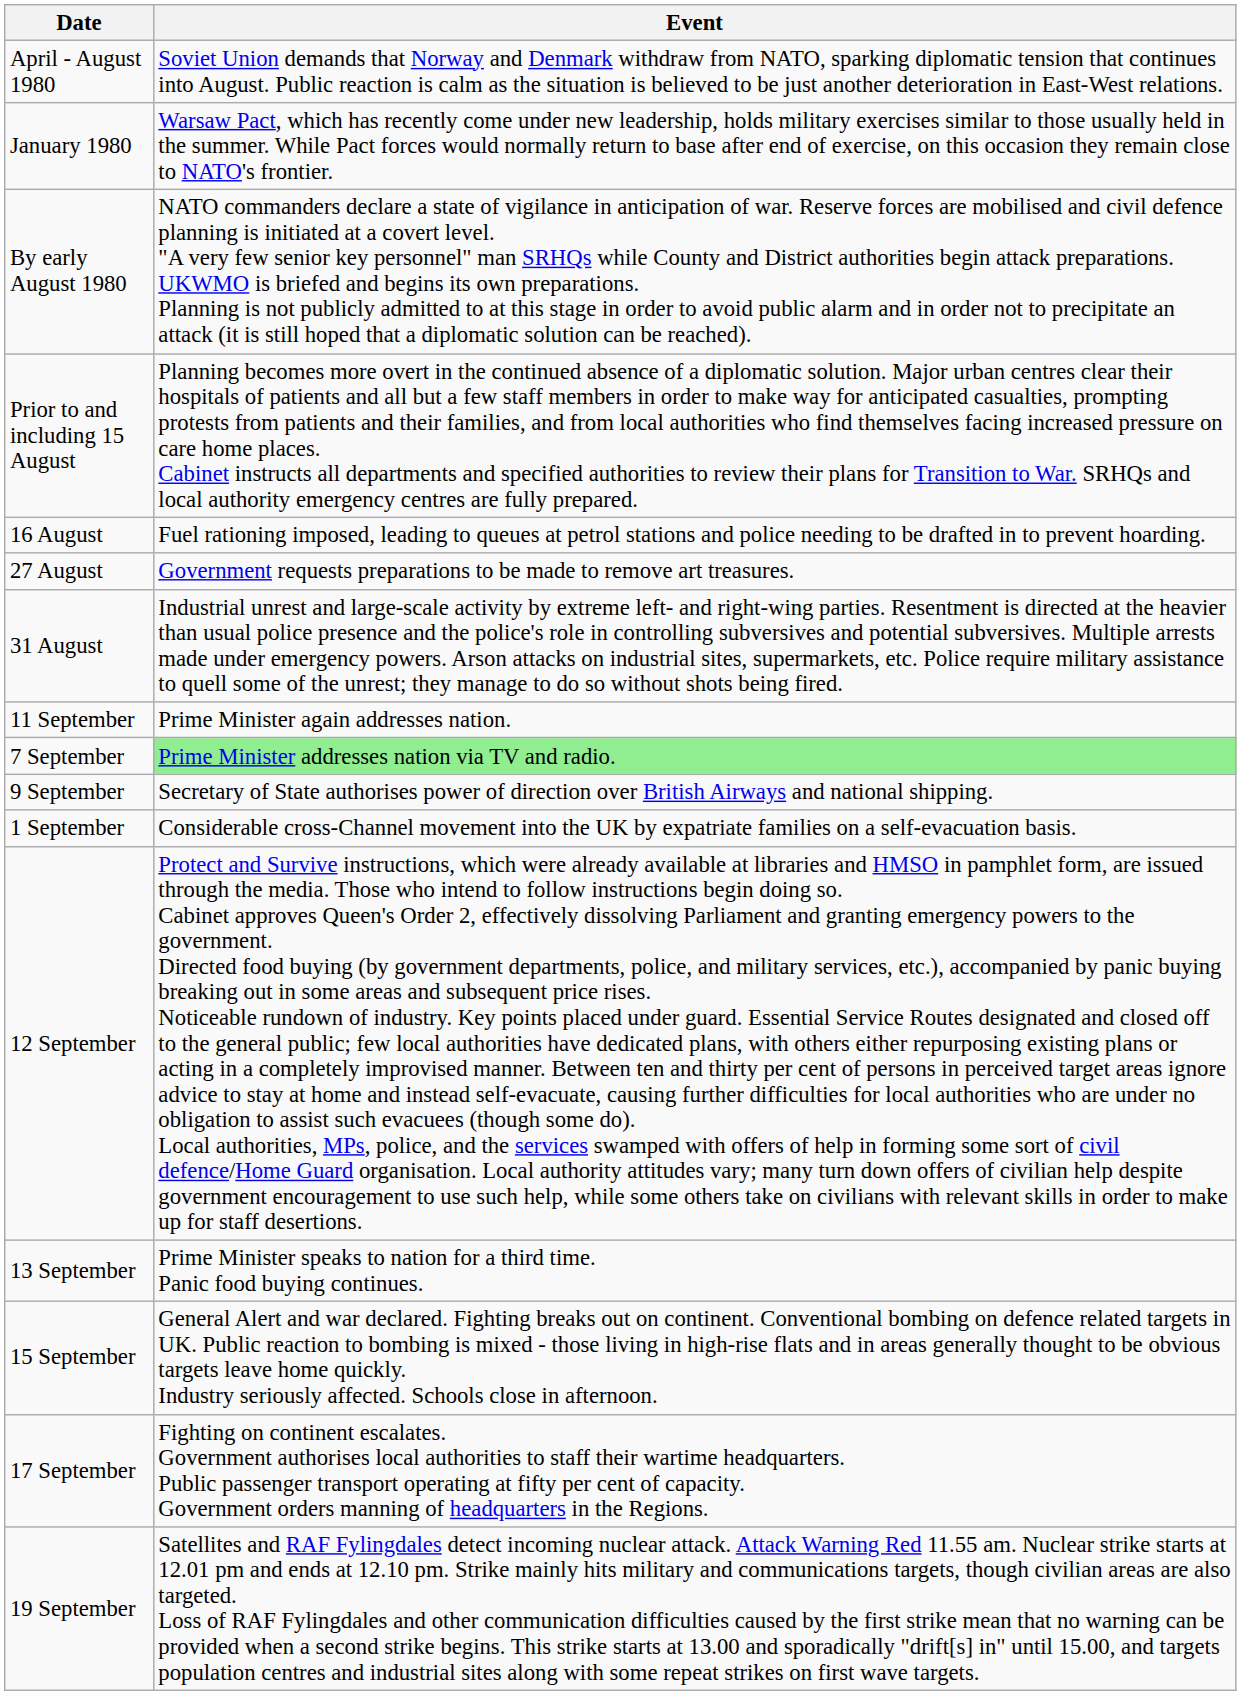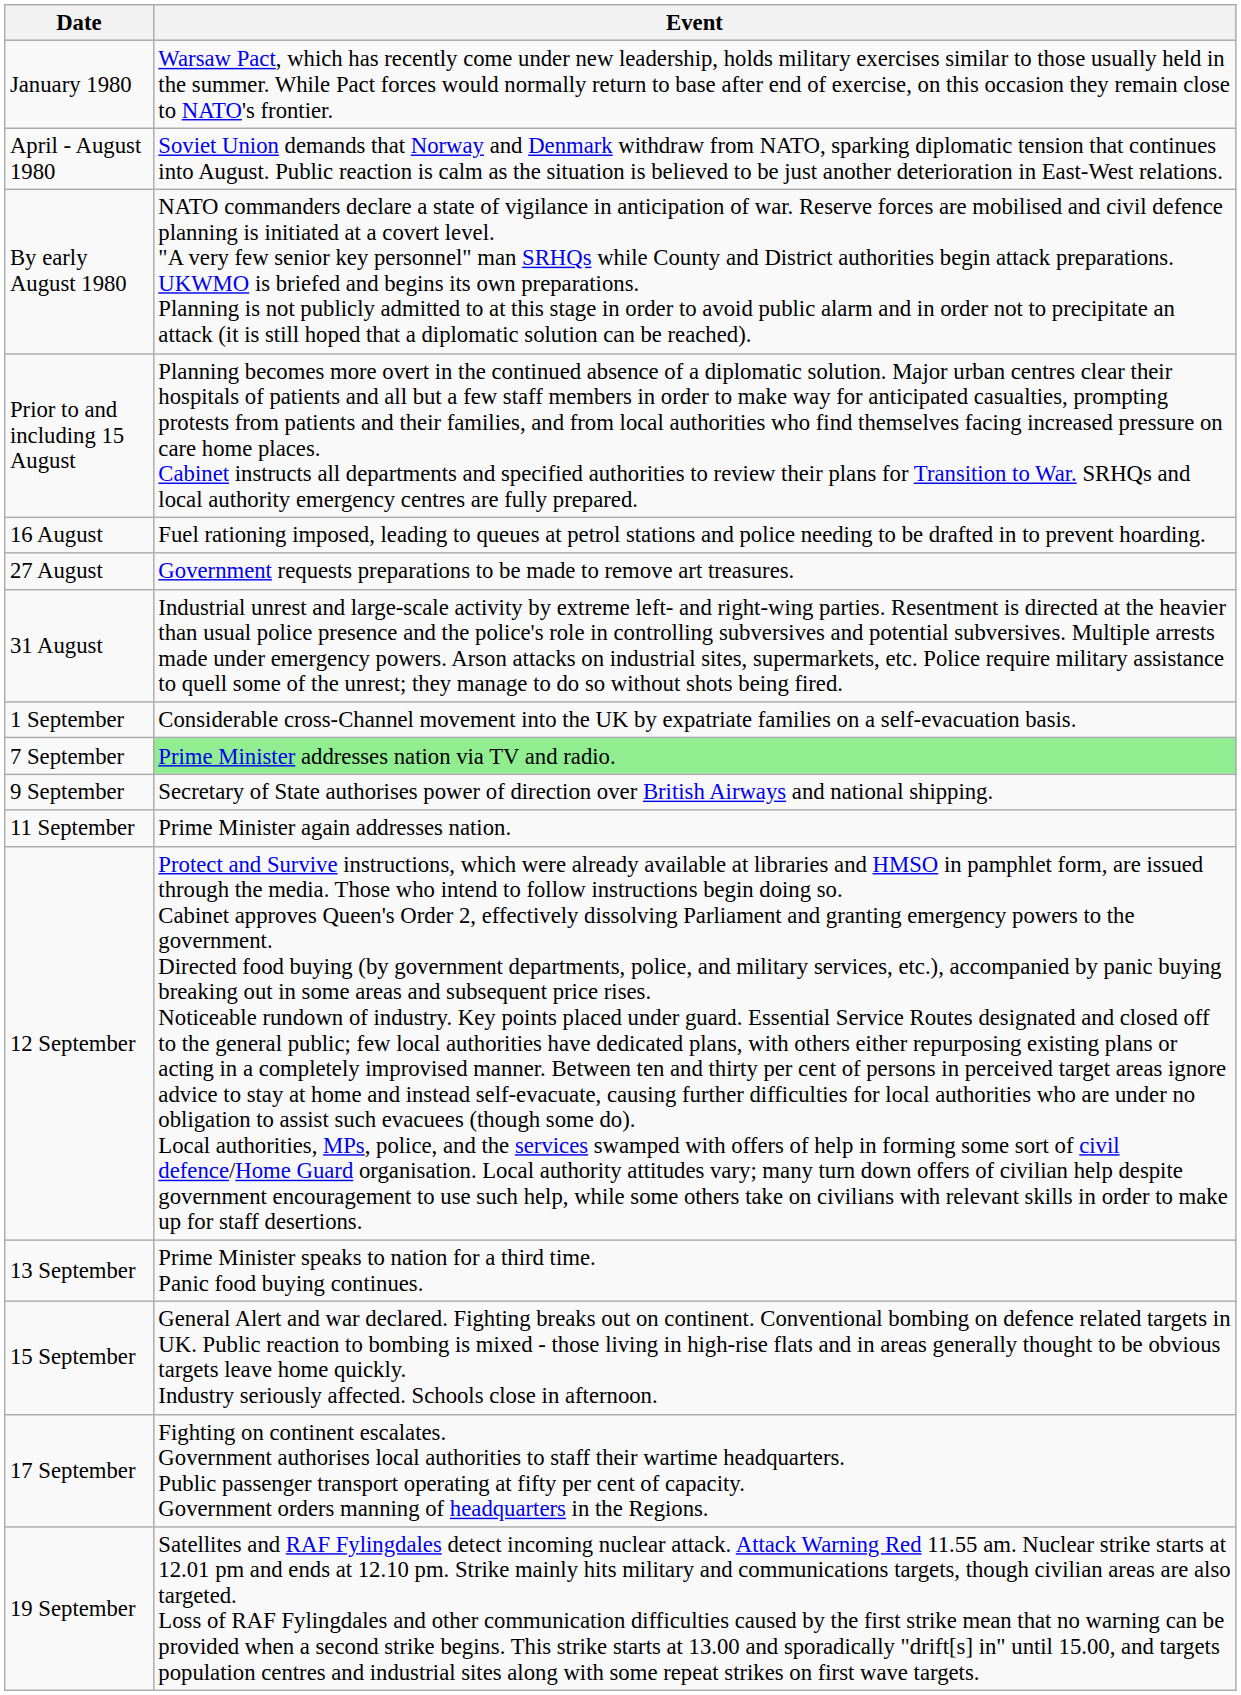rows swapped: (71, 145) <-> (76, 71)
rows swapped: (67, 827) <-> (72, 719)
